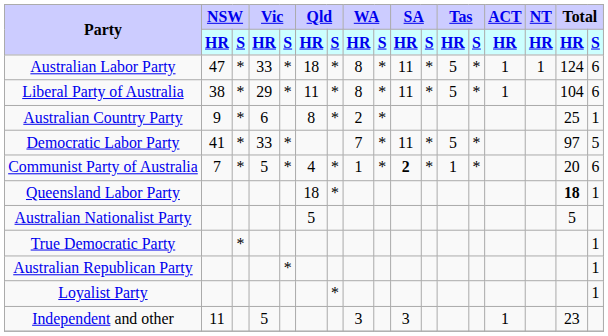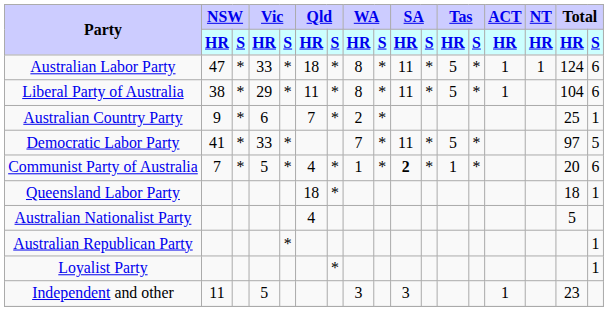(311, 117) 8 -> (311, 117) 7
(572, 192) bold -> (572, 192) normal
(311, 218) 5 -> (311, 218) 4
- row: (103, 243)
